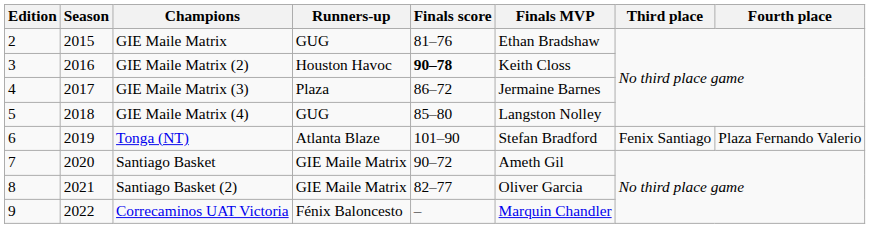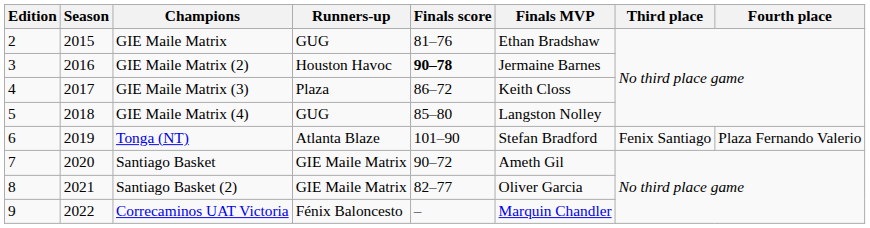(535, 65) Keith Closs -> (550, 65) Jermaine Barnes
(550, 89) Jermaine Barnes -> (535, 89) Keith Closs
